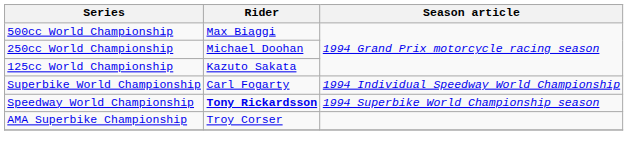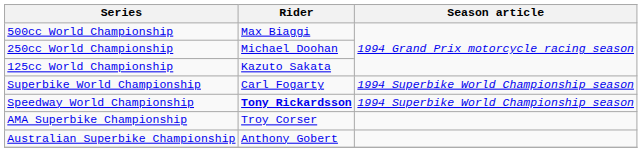(471, 85) 1994 Individual Speedway World Championship -> (496, 85) 1994 Superbike World Championship season
+ row: (121, 139)
